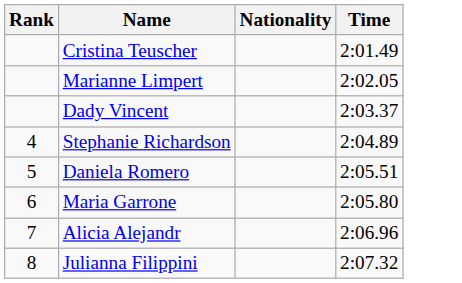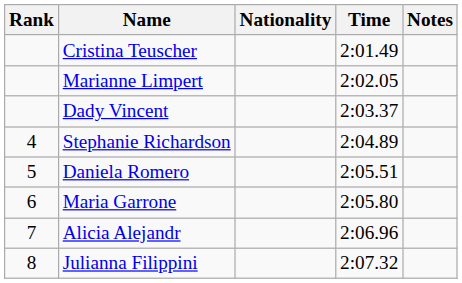+ column: (430, 19)
